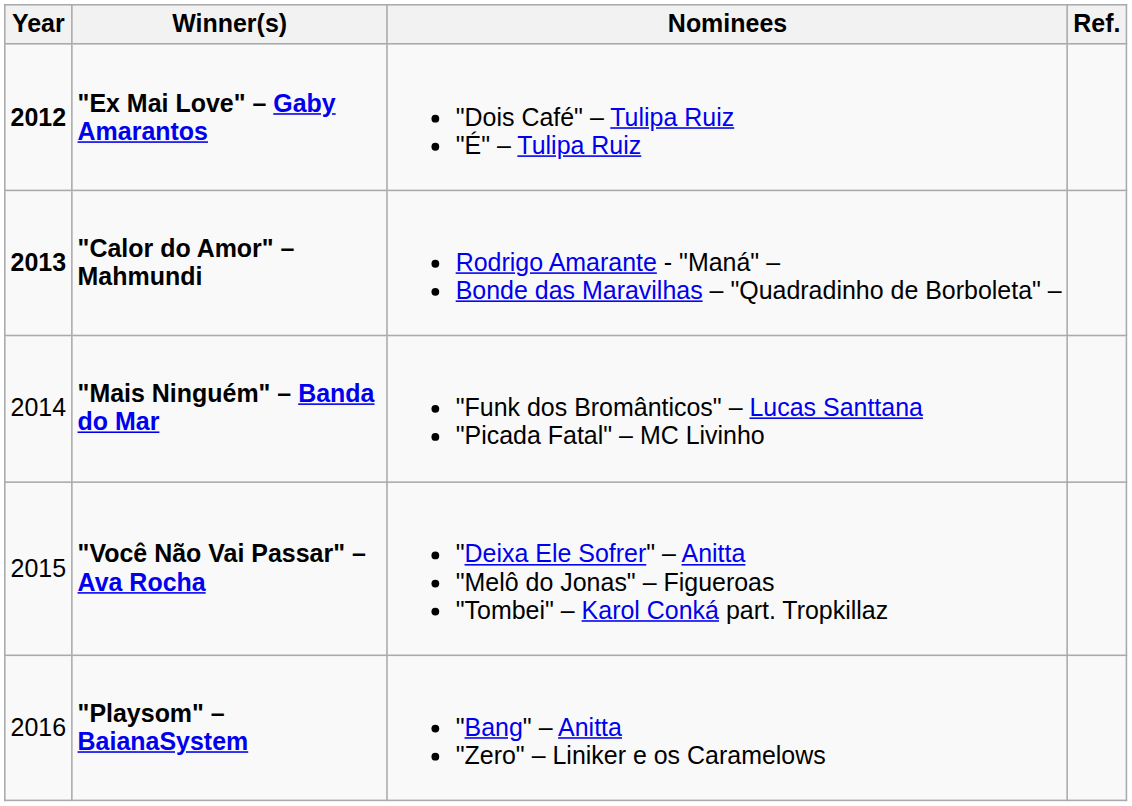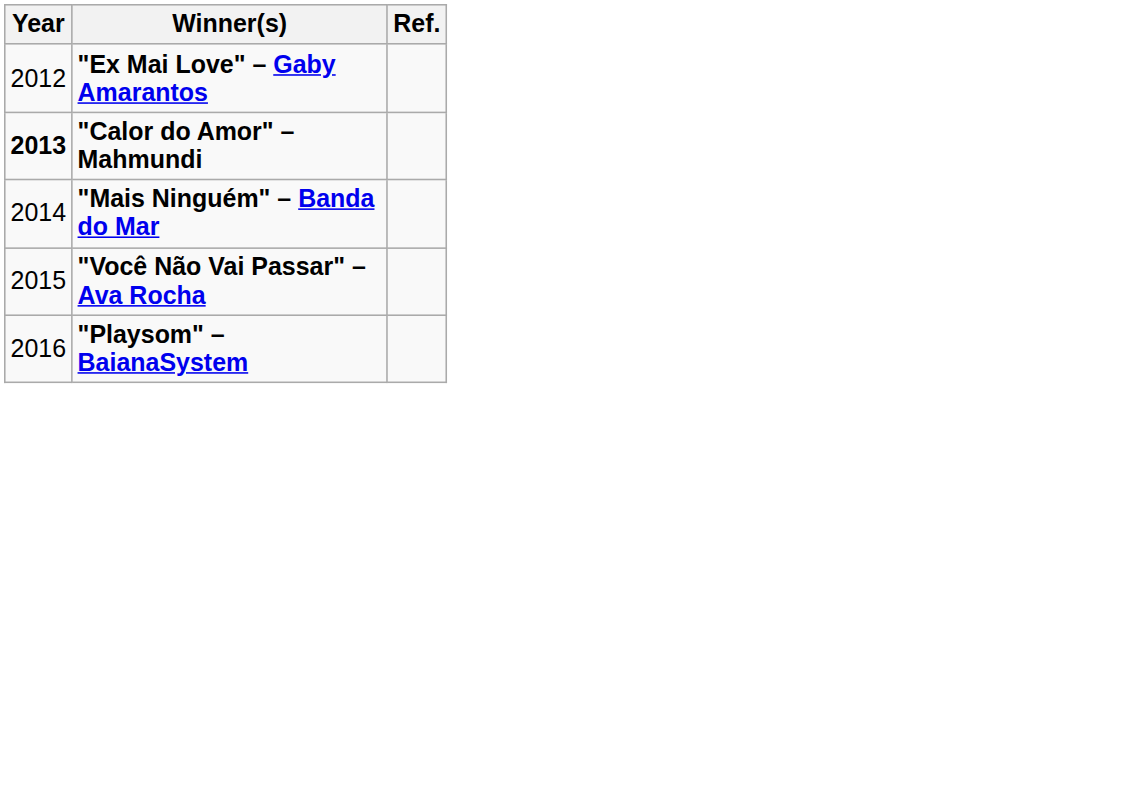- column: (727, 24)
(38, 116) bold -> (38, 77) normal
